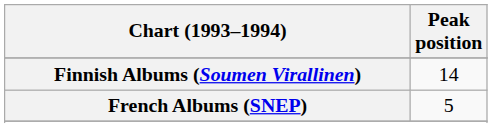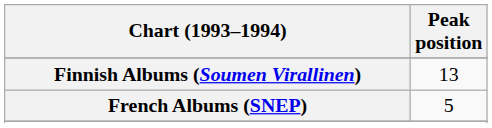(449, 74) 14 -> (449, 74) 13
